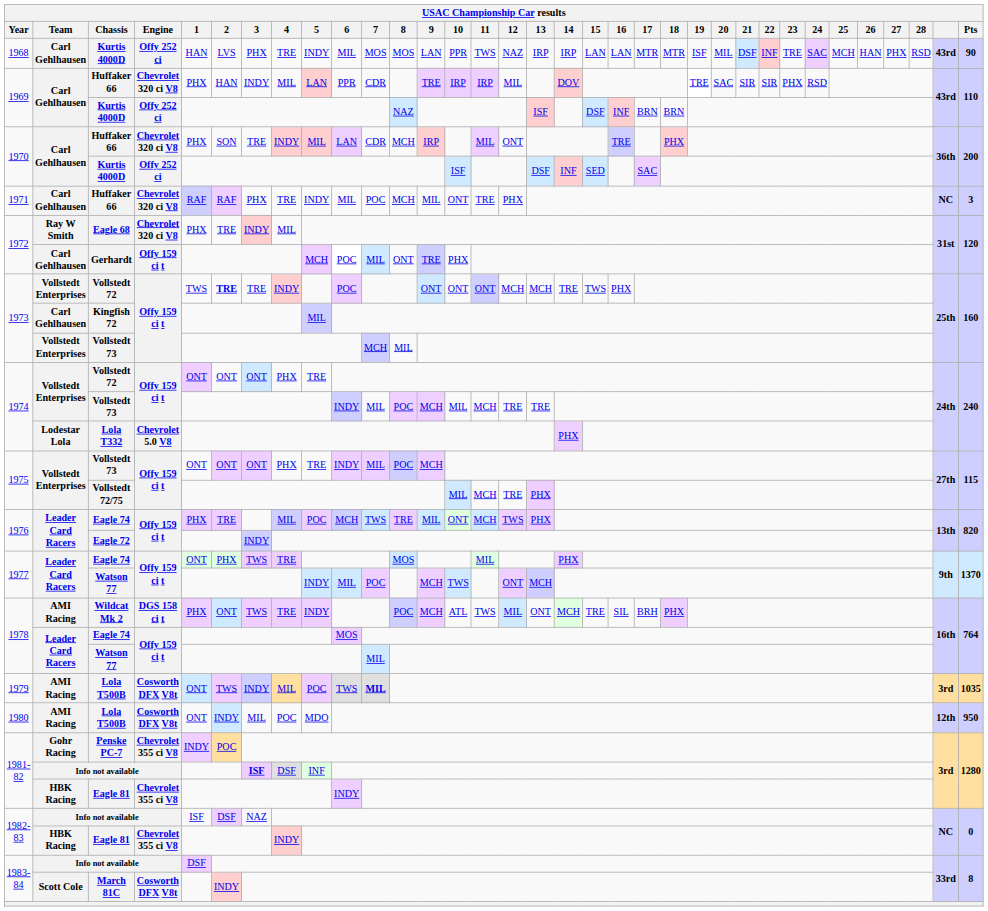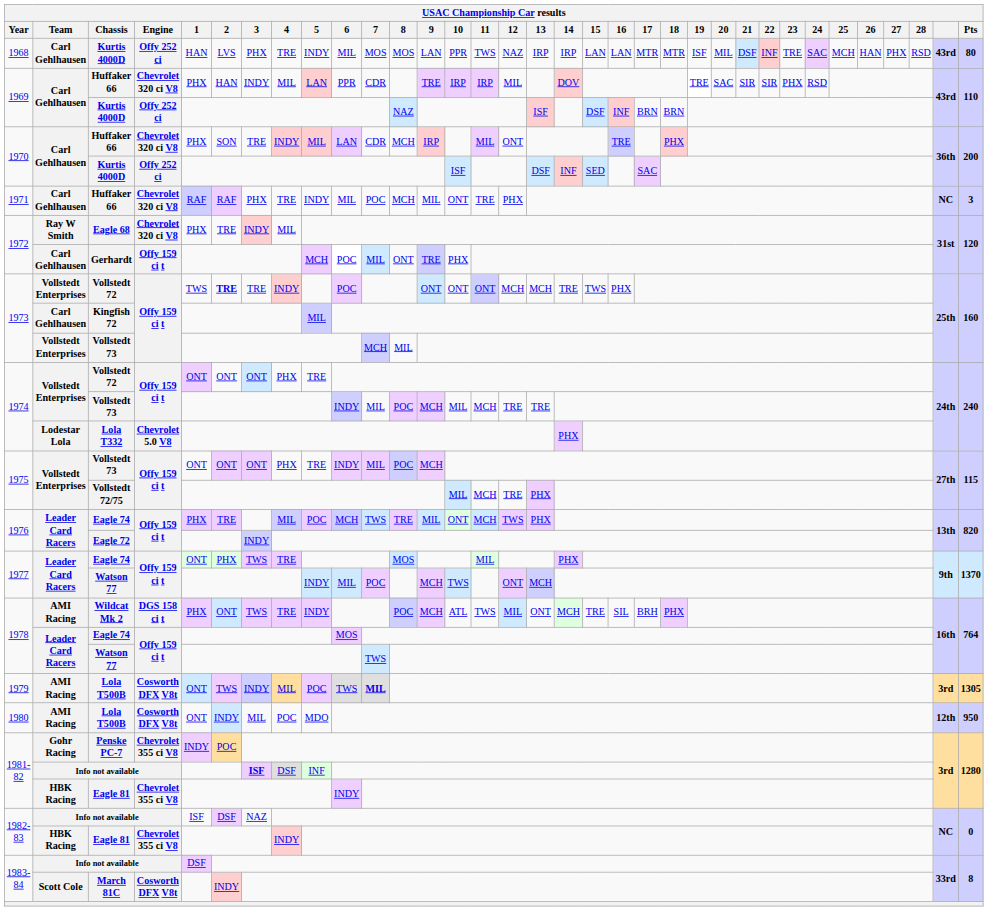(971, 53) 90 -> (971, 53) 80
(376, 659) MIL -> (376, 659) TWS
(971, 688) 1035 -> (971, 688) 1305
